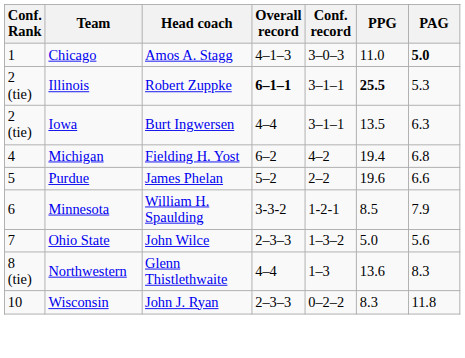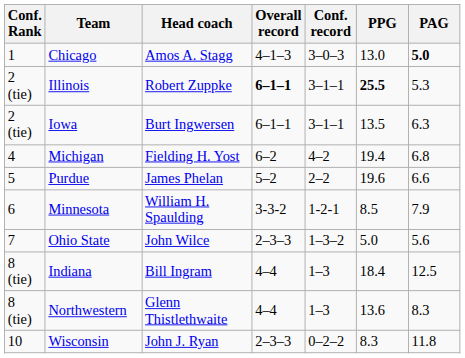(372, 54) 11.0 -> (372, 54) 13.0
(266, 124) 4–4 -> (273, 124) 6–1–1
+ row: (70, 271)
